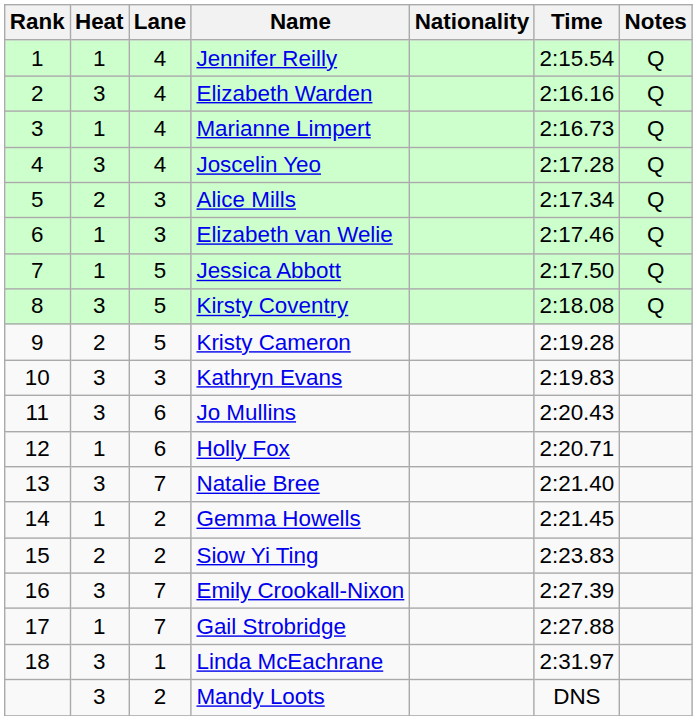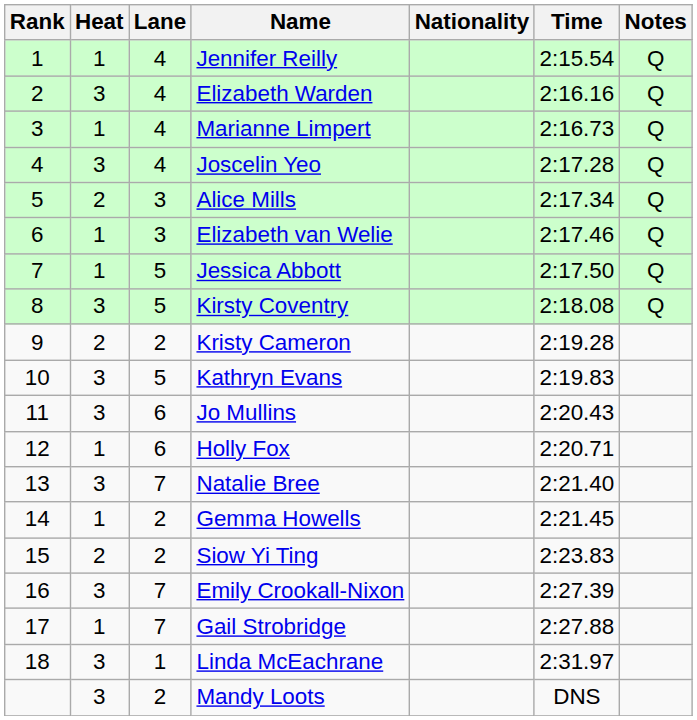(160, 341) 5 -> (160, 341) 2
(160, 377) 3 -> (160, 377) 5
